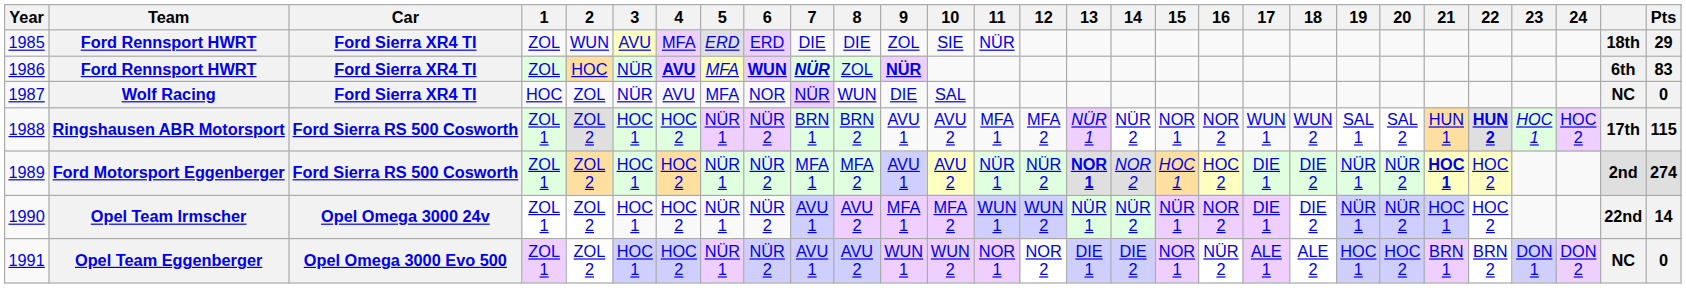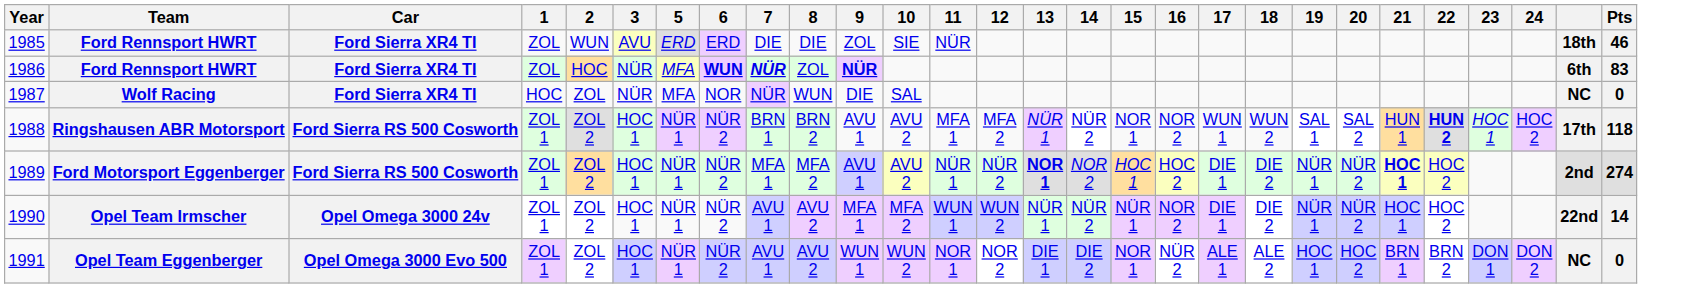- column: (679, 17)
(1664, 43) 29 -> (1620, 43) 46
(1664, 129) 115 -> (1620, 129) 118
